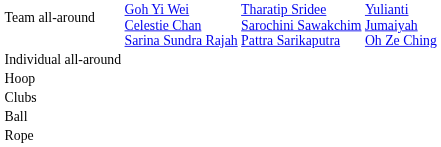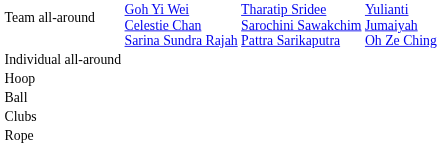rows swapped: (16, 116) <-> (21, 97)
